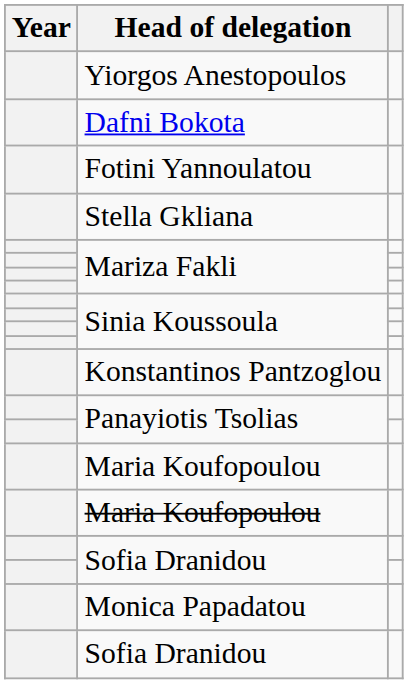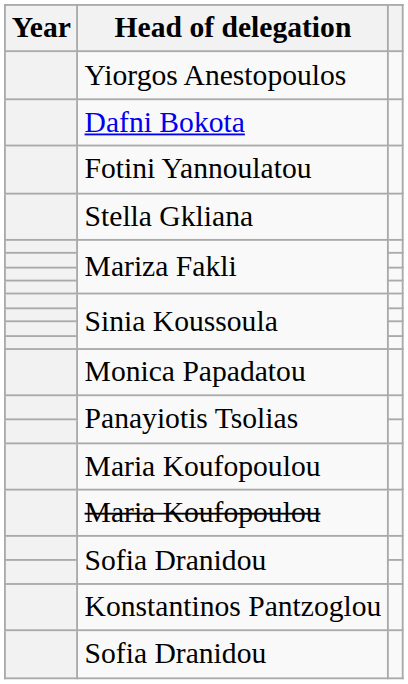rows swapped: (41, 372) <-> (41, 607)
